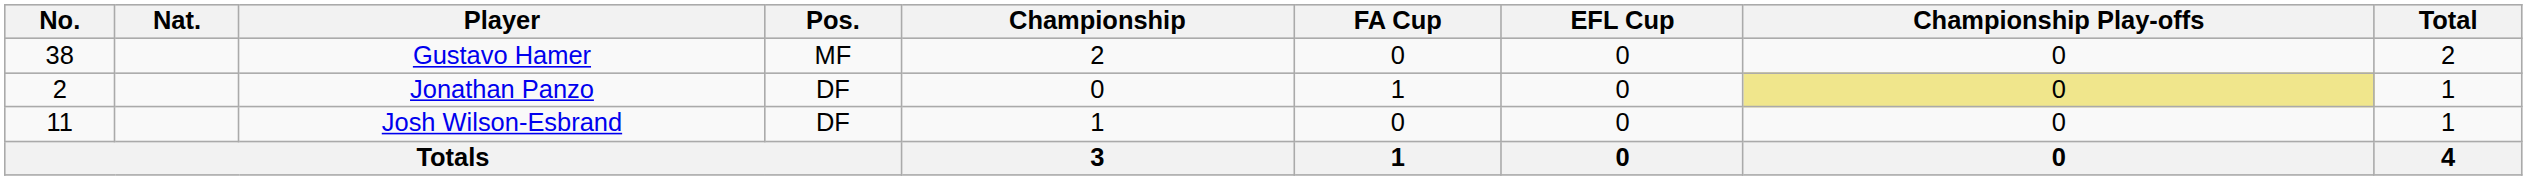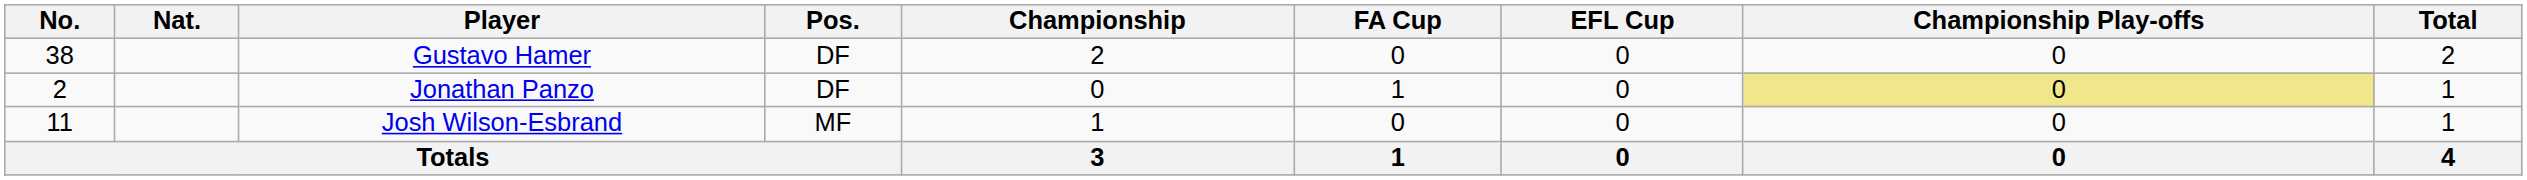(833, 55) MF -> (833, 55) DF
(833, 123) DF -> (833, 123) MF
